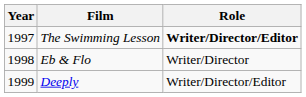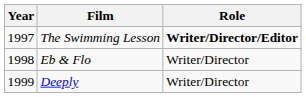(226, 81) Writer/Director/Editor -> (208, 81) Writer/Director
